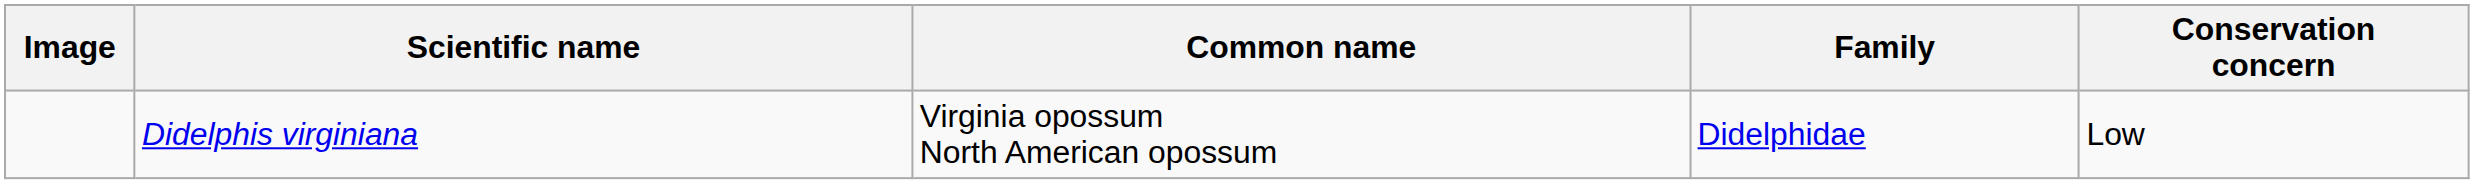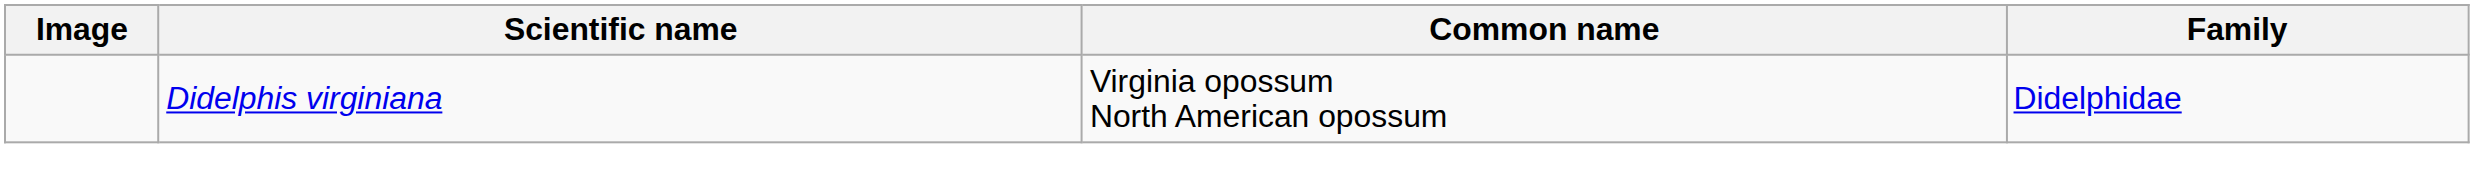- column: (2274, 47)
